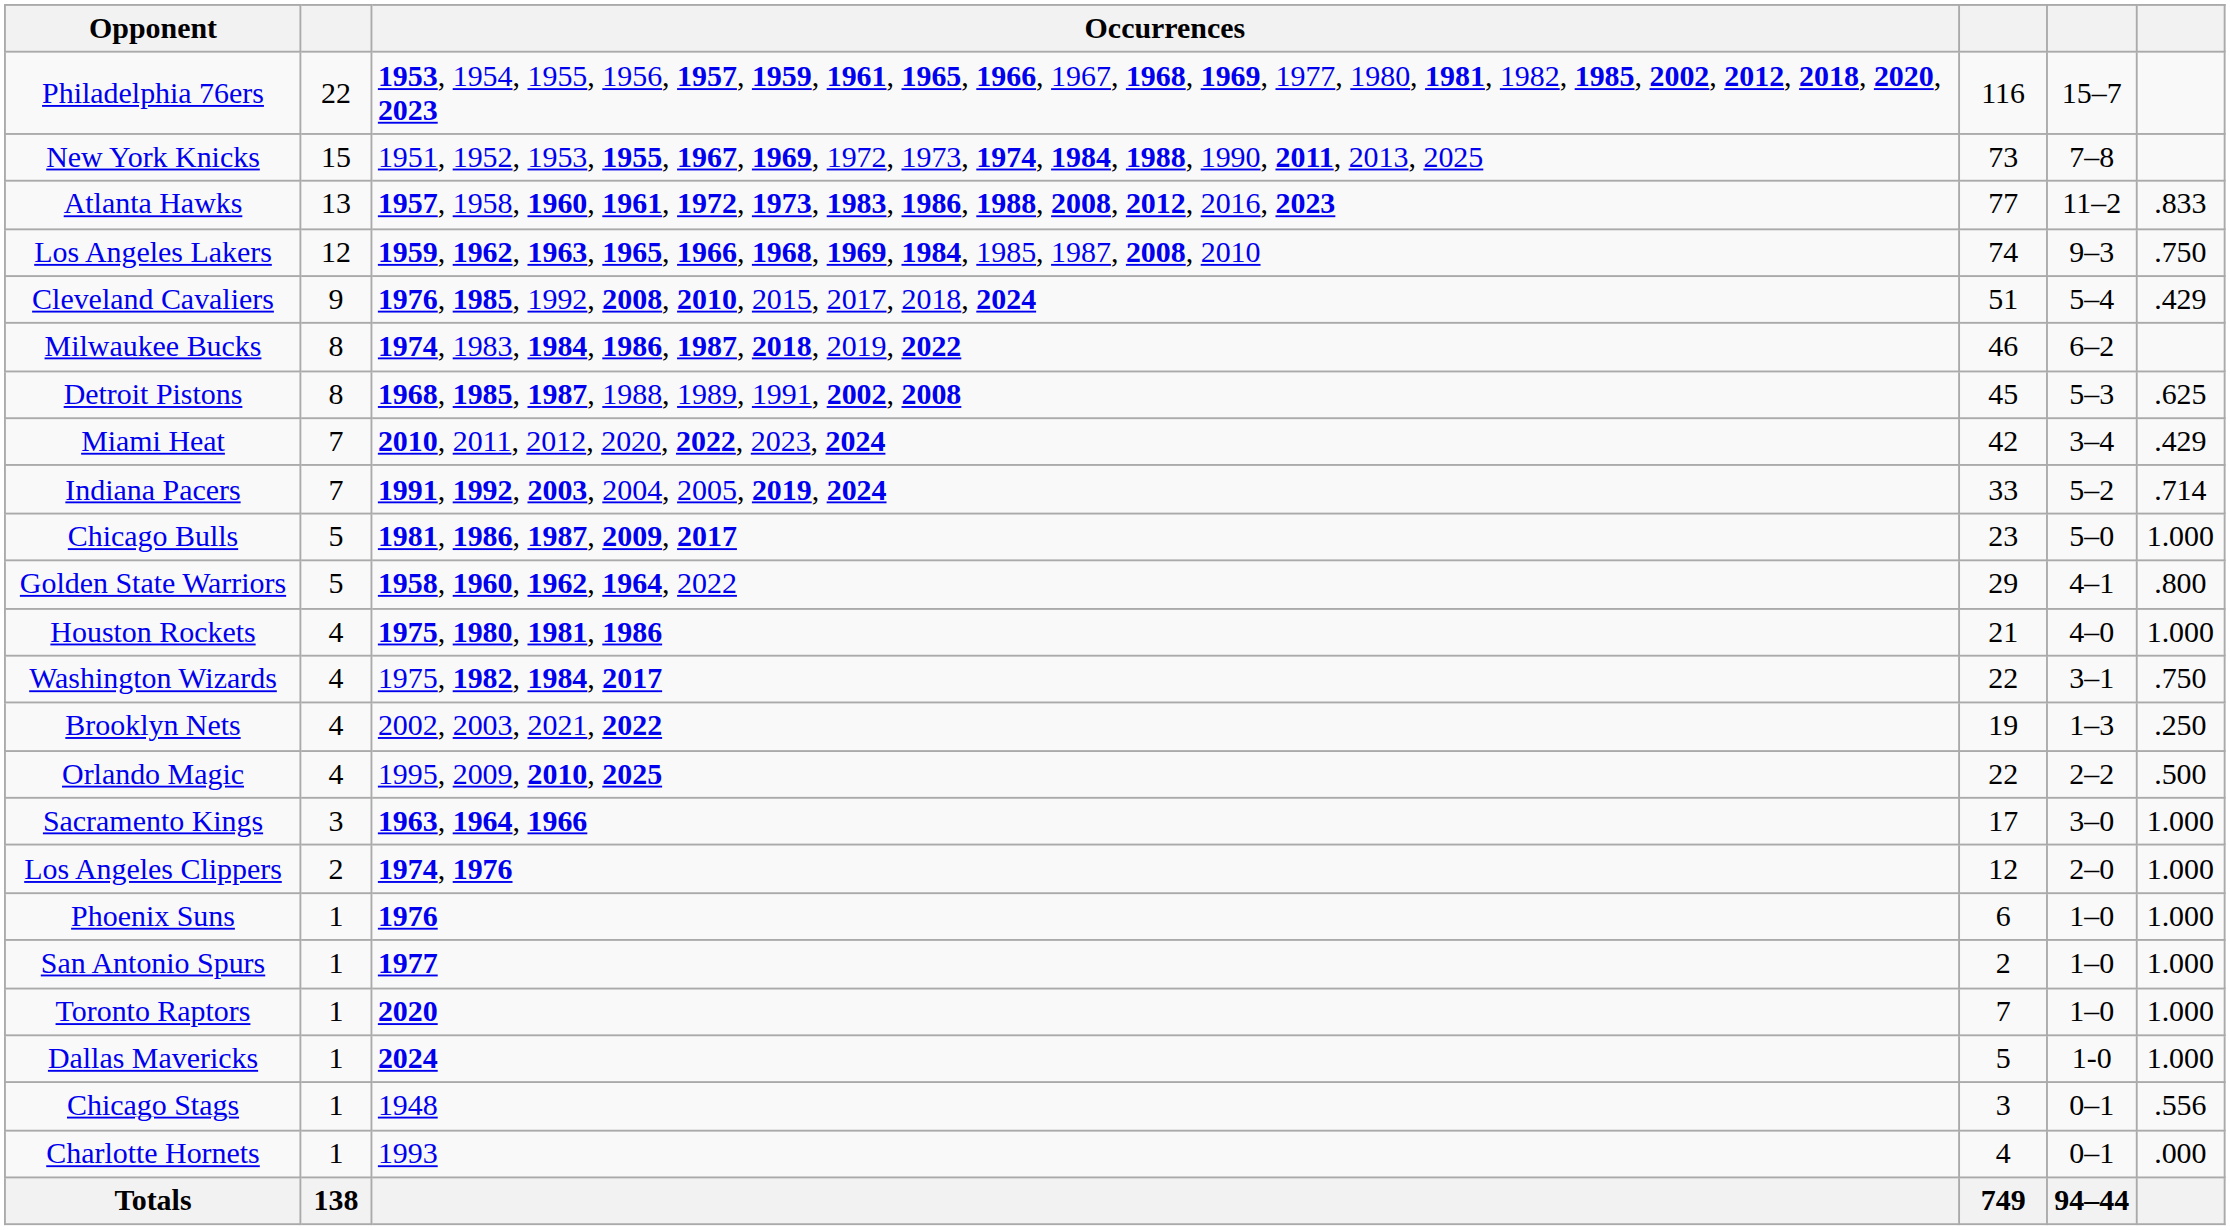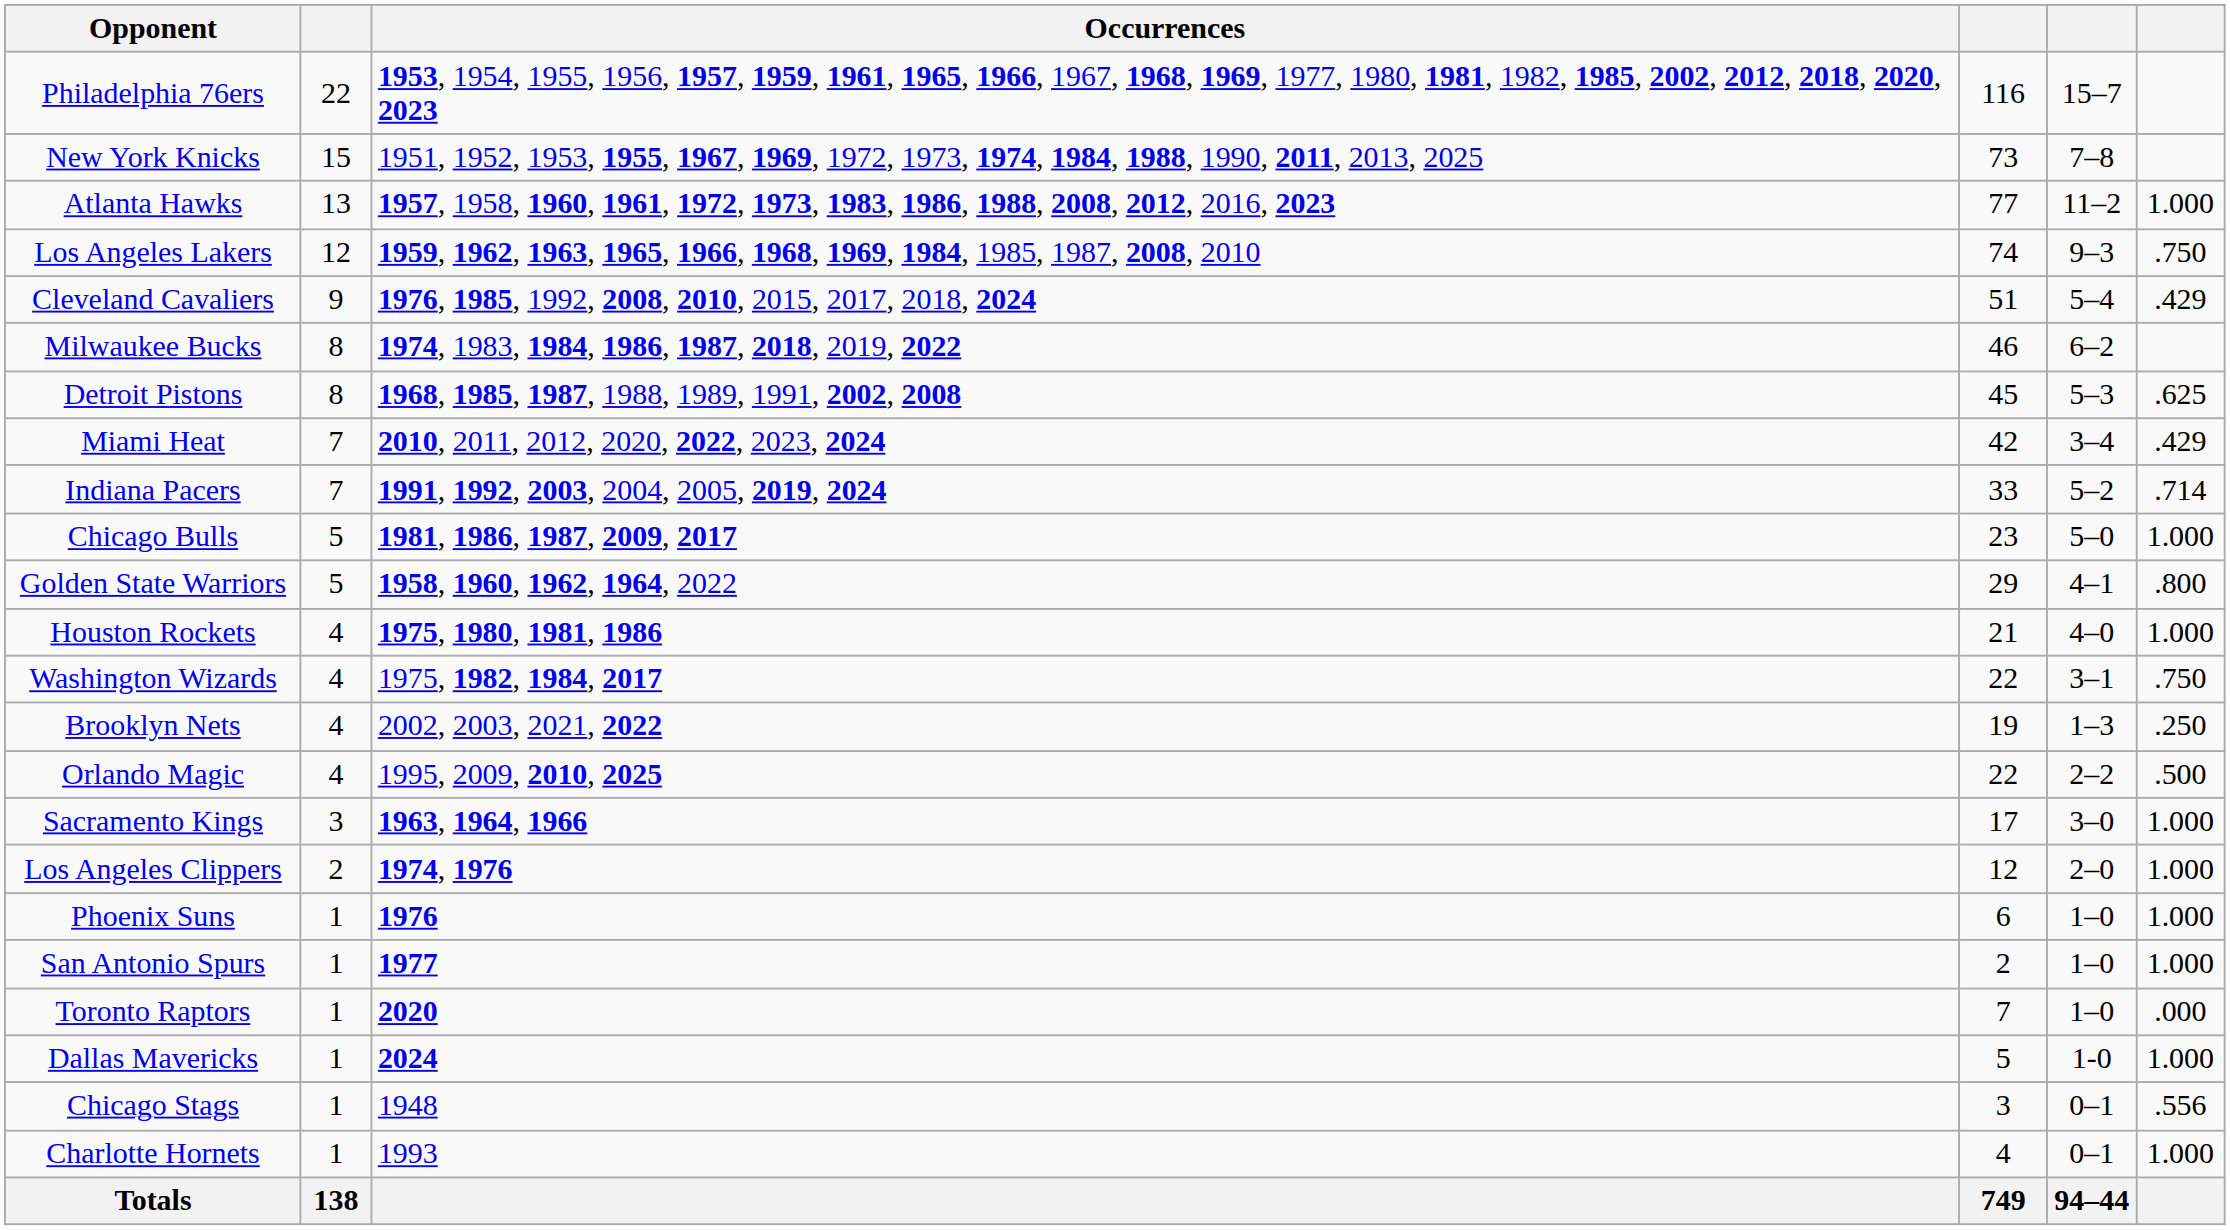(2180, 204) .833 -> (2180, 204) 1.000
(2180, 1010) 1.000 -> (2180, 1010) .000
(2180, 1153) .000 -> (2180, 1153) 1.000
